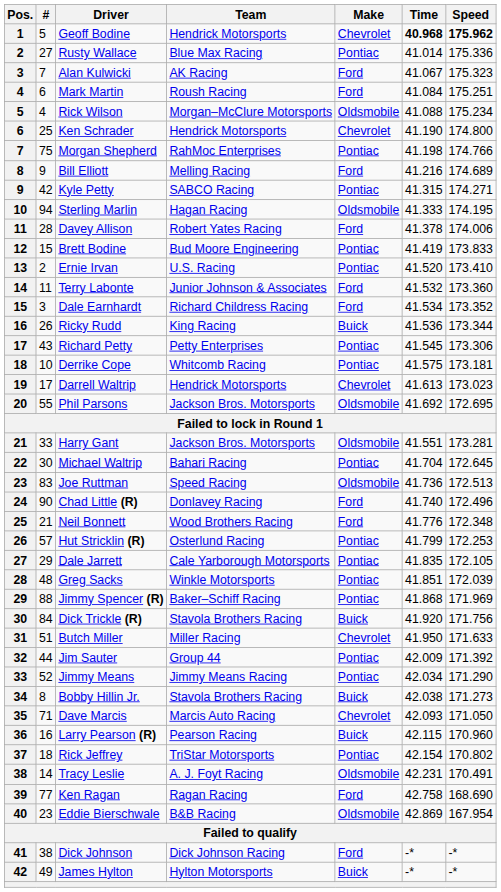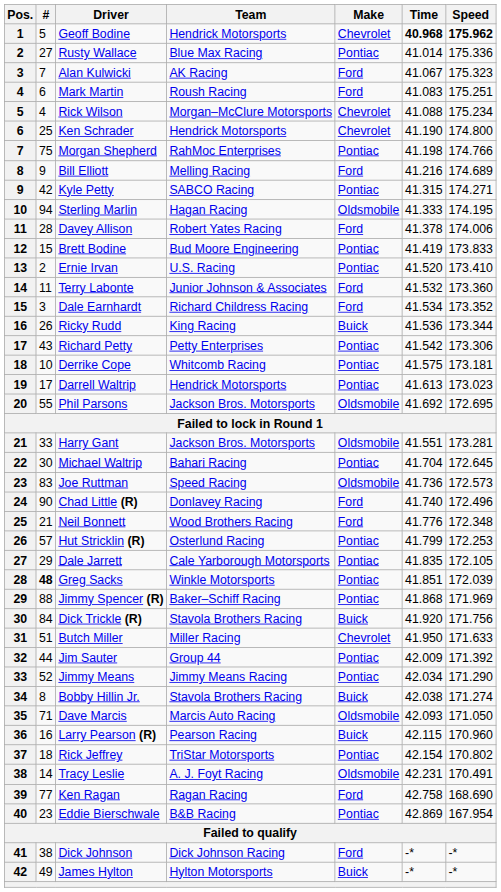(424, 92) 41.084 -> (424, 92) 41.083
(369, 112) Oldsmobile -> (364, 112) Chevrolet
(424, 346) 41.545 -> (424, 346) 41.542
(364, 385) Chevrolet -> (358, 385) Pontiac
(471, 482) 172.513 -> (471, 482) 172.573
(46, 580) normal -> (46, 580) bold
(471, 697) 171.273 -> (471, 697) 171.274
(364, 716) Chevrolet -> (369, 716) Oldsmobile
(369, 813) Oldsmobile -> (358, 813) Pontiac
